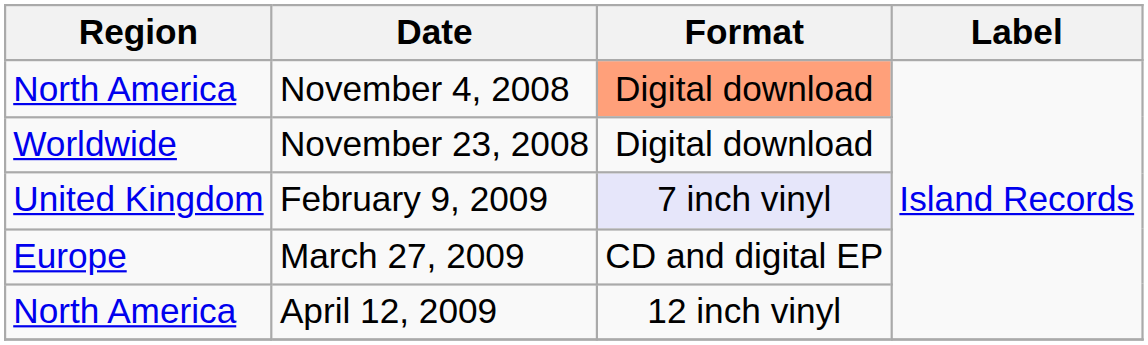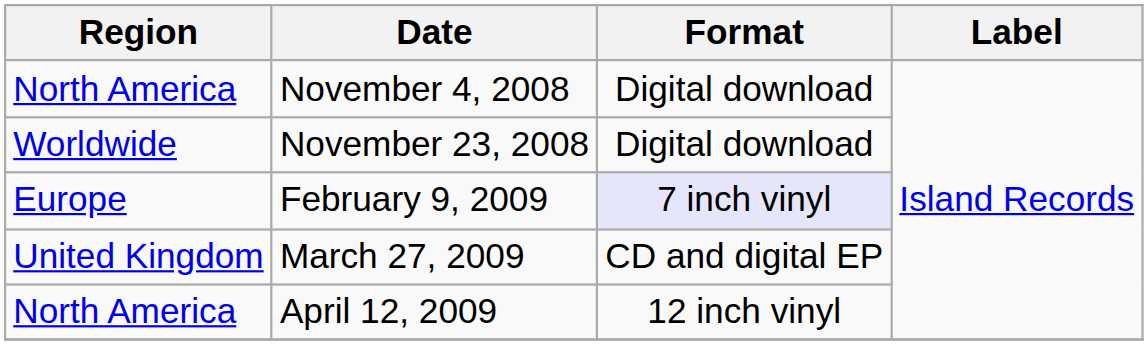(744, 88) lightsalmon background -> (744, 88) no background
(138, 199) United Kingdom -> (70, 199) Europe
(70, 255) Europe -> (138, 255) United Kingdom
